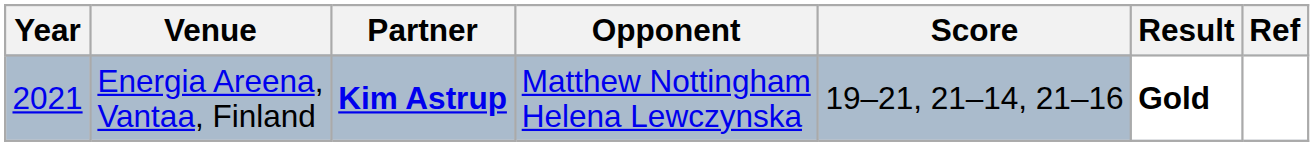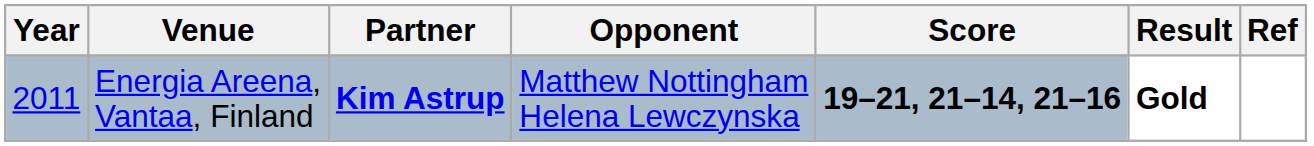(48, 98) 2021 -> (46, 98) 2011
(974, 98) normal -> (972, 98) bold
